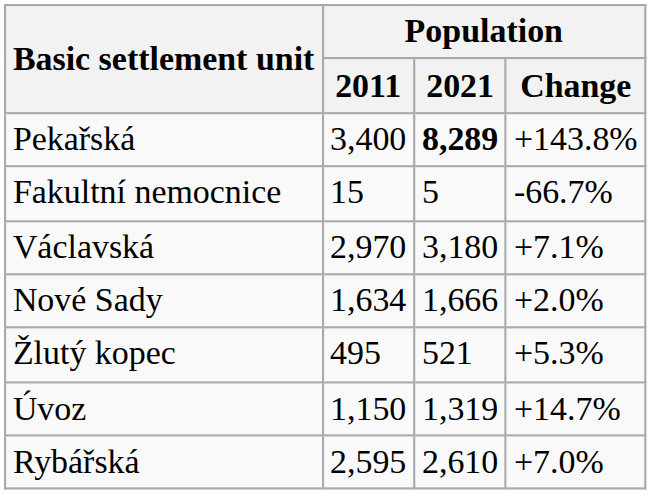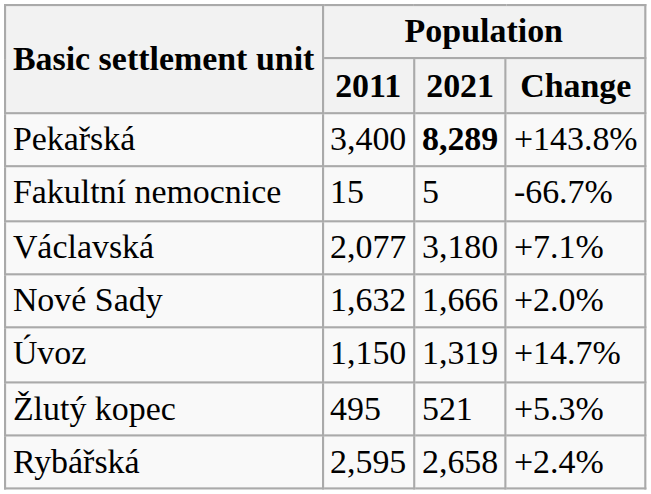(368, 246) 2,970 -> (368, 246) 2,077
(368, 300) 1,634 -> (368, 300) 1,632
rows swapped: (50, 407) <-> (94, 354)
(460, 461) 2,610 -> (460, 461) 2,658
(559, 461) +7.0% -> (559, 461) +2.4%
